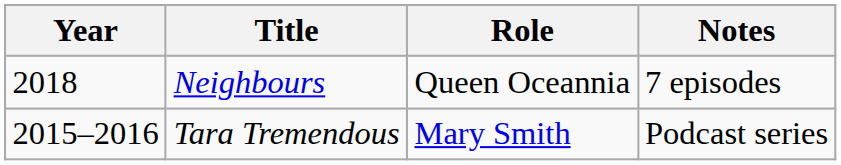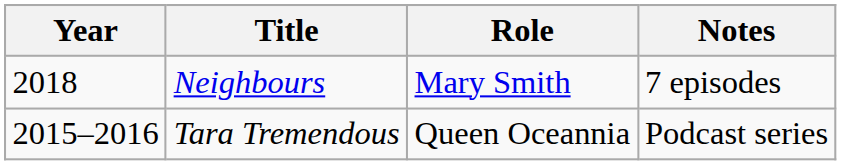(522, 81) Queen Oceannia -> (493, 81) Mary Smith
(493, 133) Mary Smith -> (522, 133) Queen Oceannia
